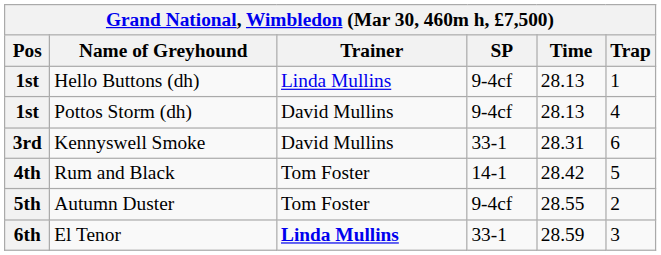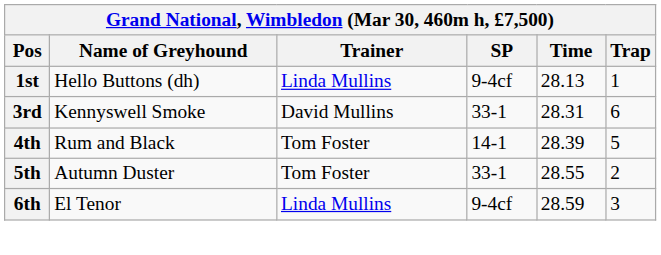- row: (123, 111)
(563, 173) 28.42 -> (563, 142) 28.39
(492, 204) 9-4cf -> (489, 173) 33-1
(340, 234) bold -> (336, 204) normal
(489, 234) 33-1 -> (492, 204) 9-4cf
